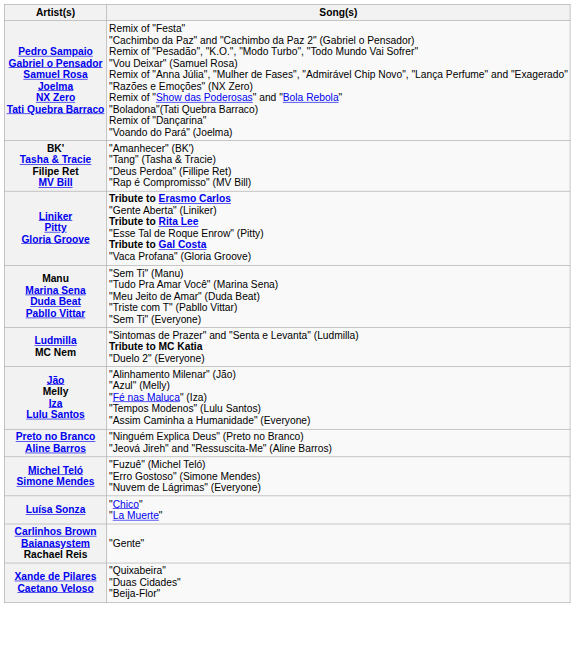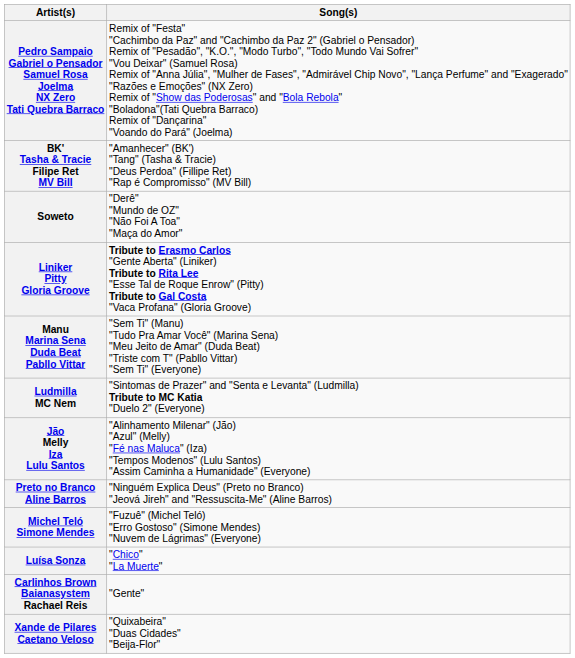+ row: (56, 216)
